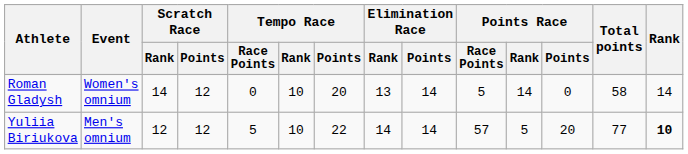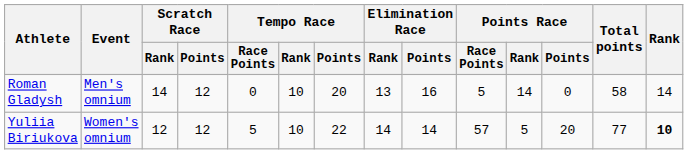(111, 93) Women's omnium -> (107, 93) Men's omnium
(429, 93) 14 -> (429, 93) 16
(107, 130) Men's omnium -> (111, 130) Women's omnium
